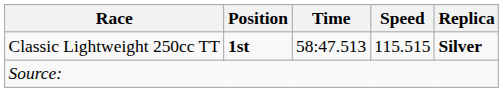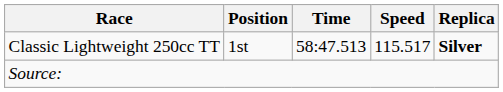(239, 45) bold -> (238, 45) normal
(402, 45) 115.515 -> (402, 45) 115.517
